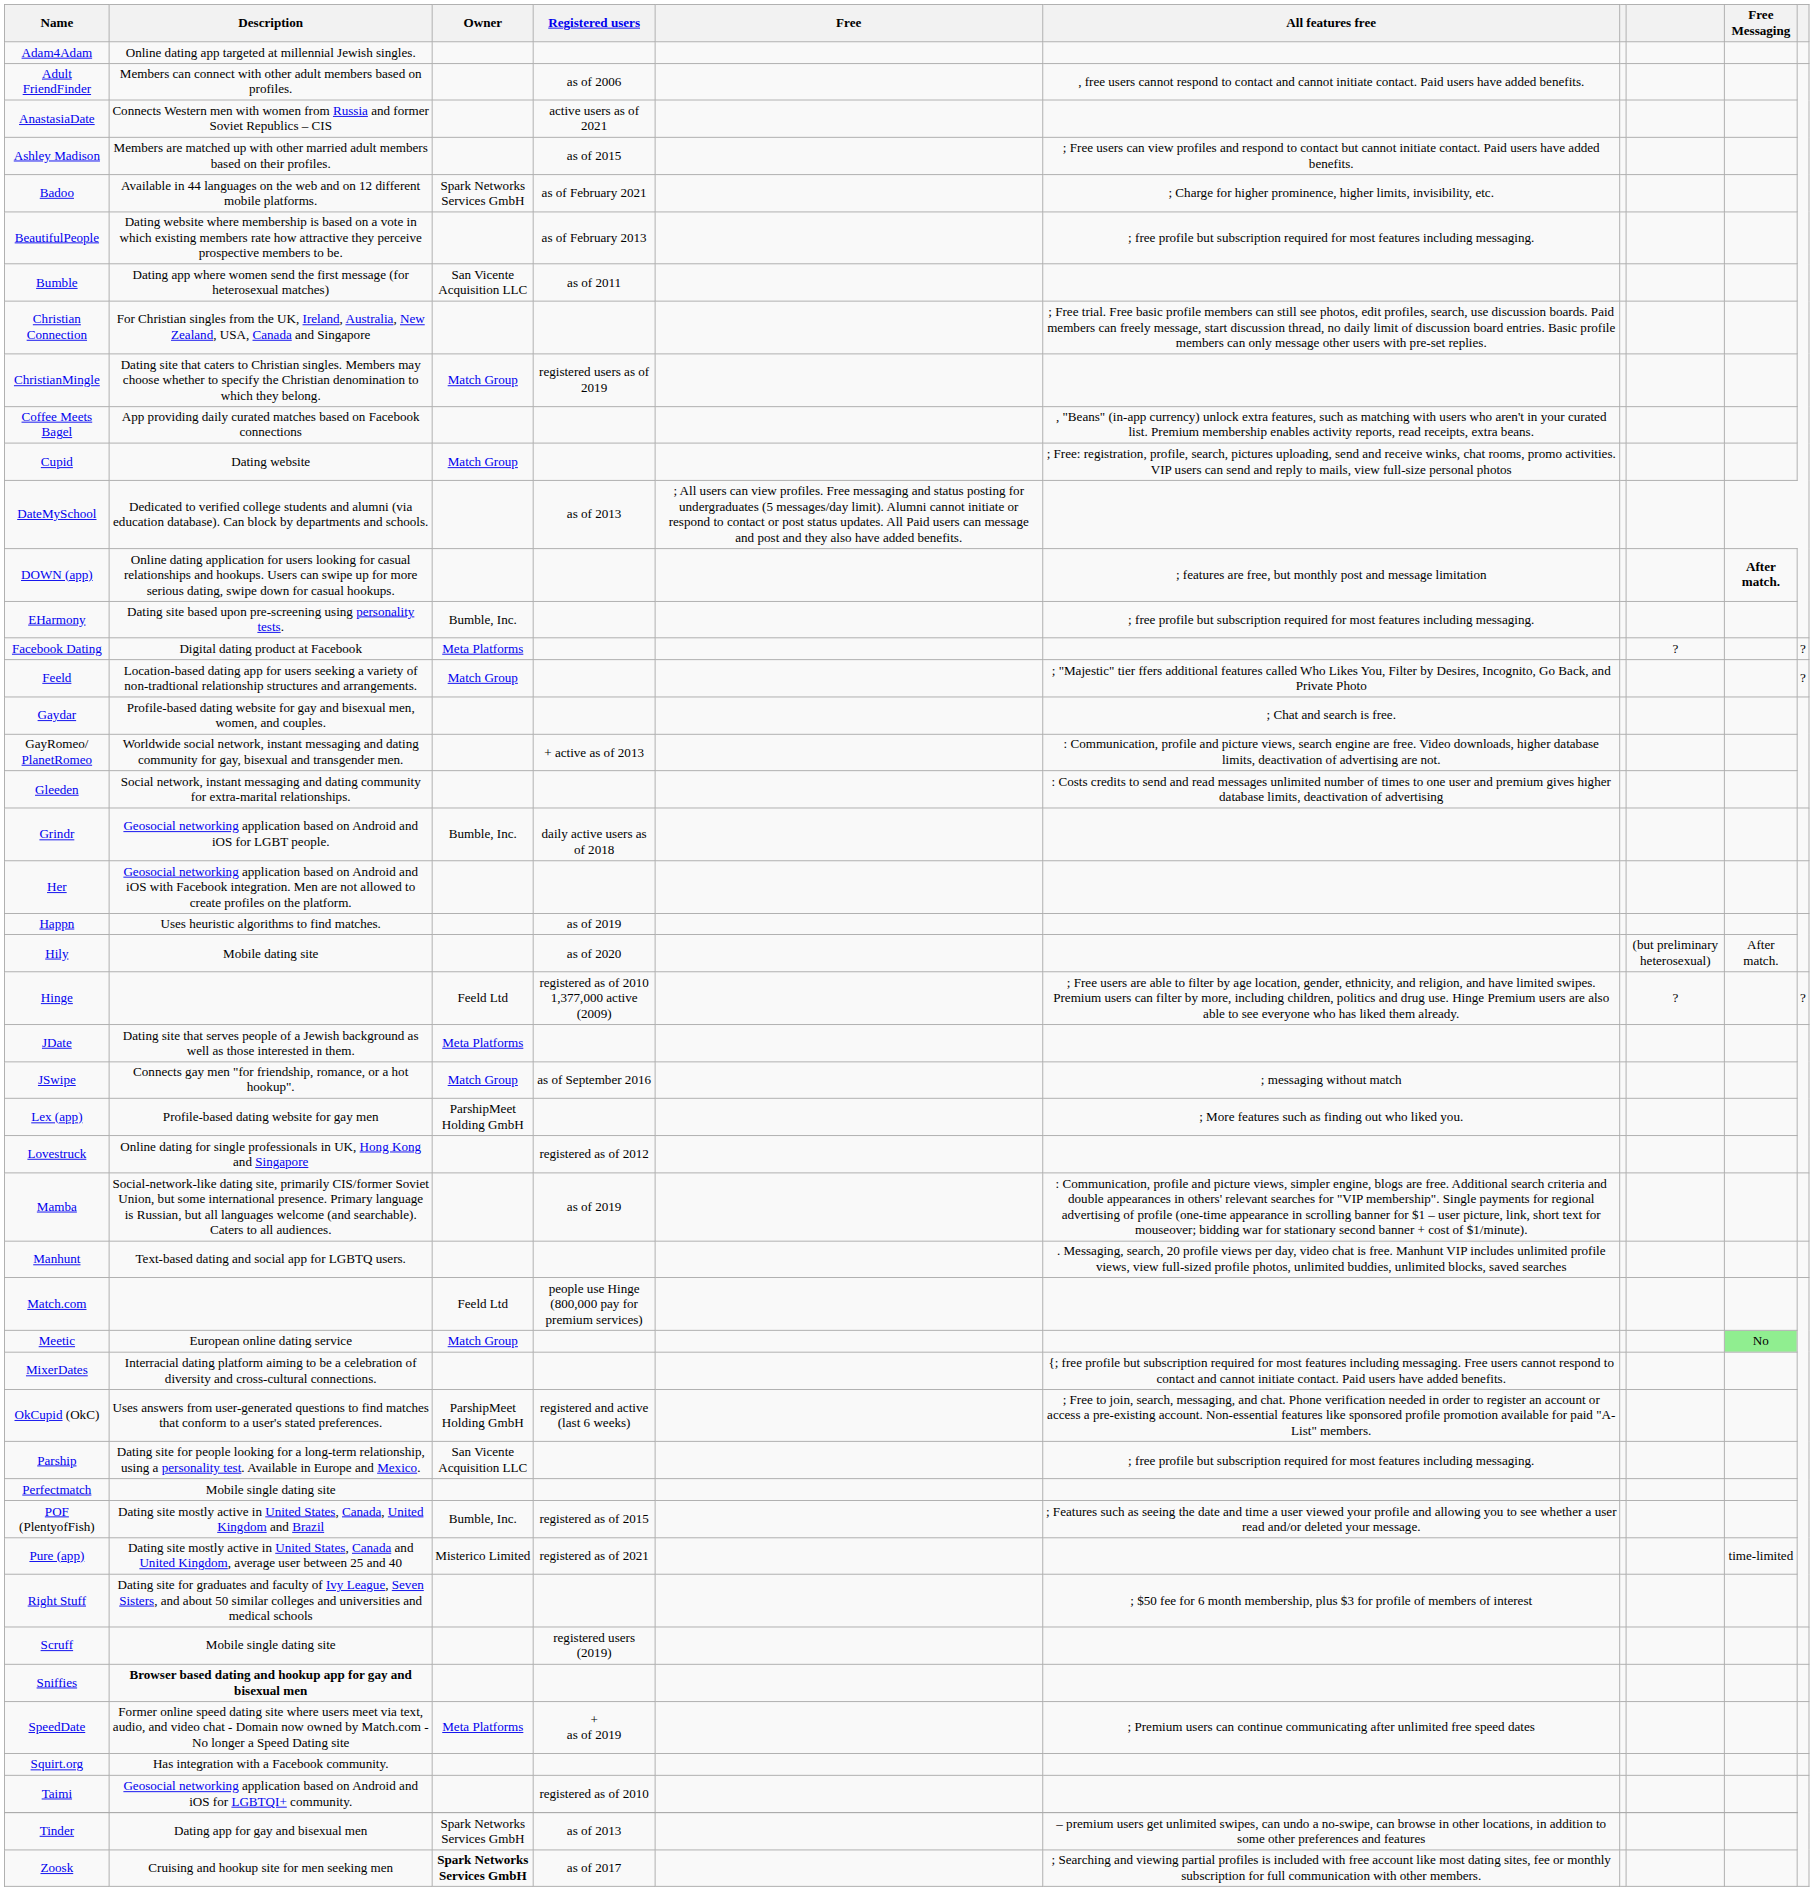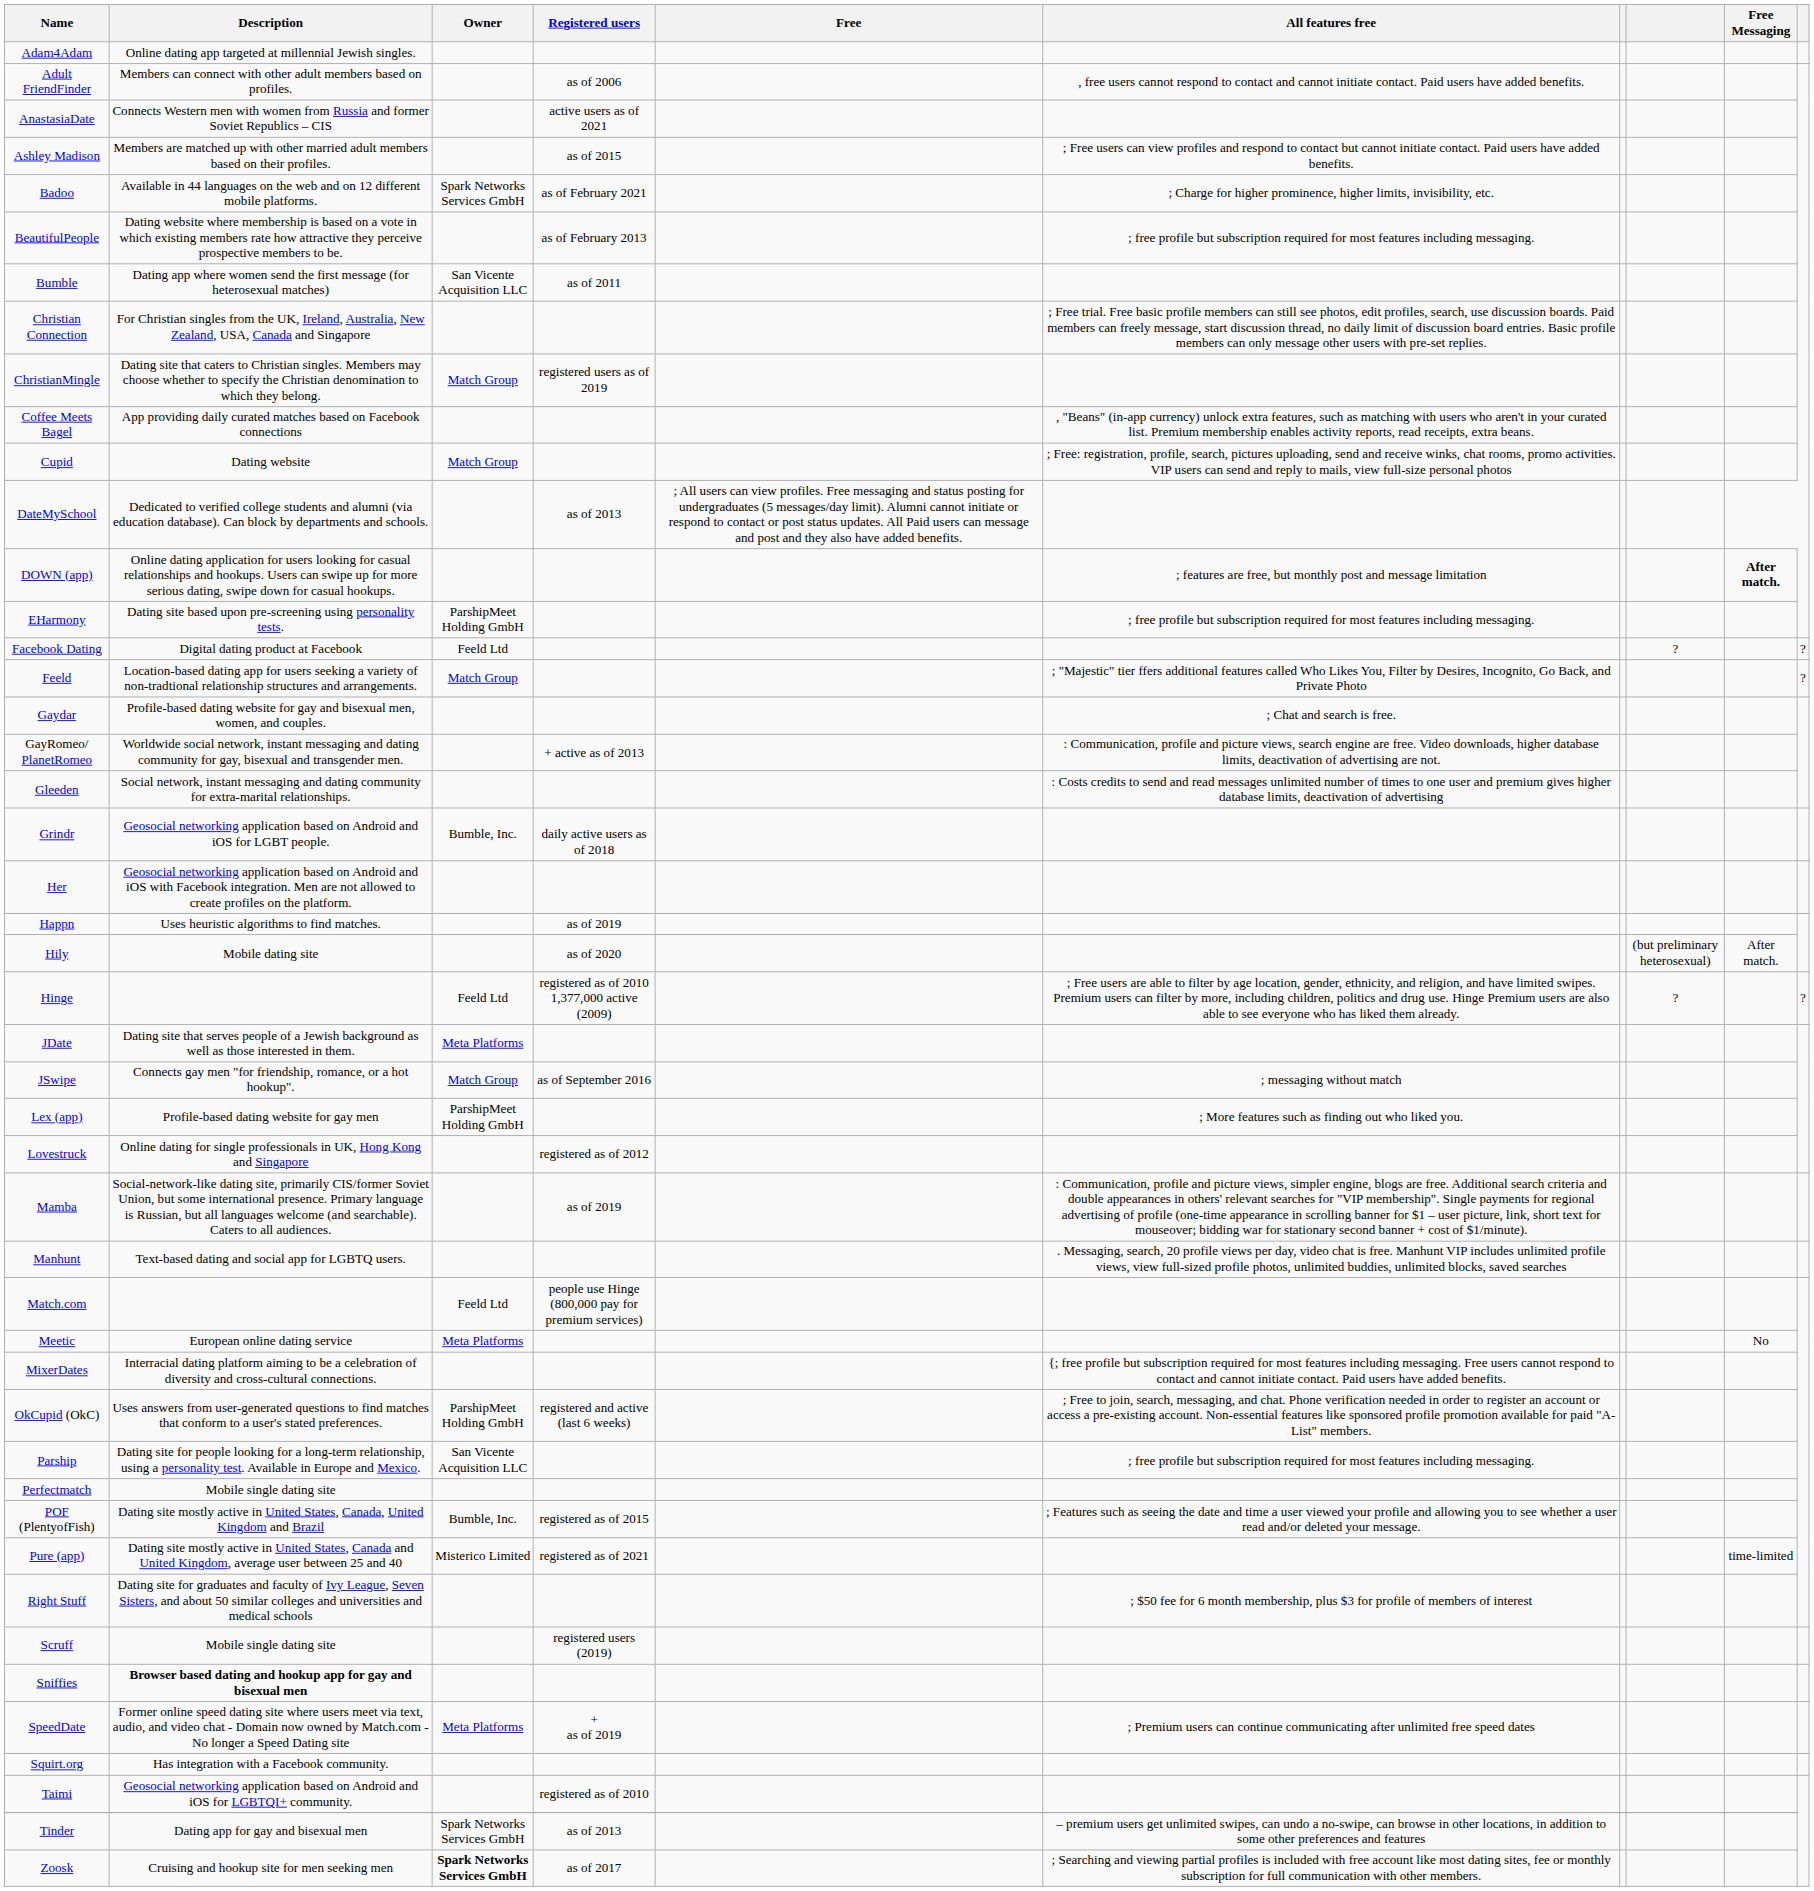(483, 619) Bumble, Inc. -> (483, 619) ParshipMeet Holding GmbH
(483, 649) Meta Platforms -> (483, 649) Feeld Ltd
(483, 1341) Match Group -> (483, 1341) Meta Platforms
(1761, 1341) lightgreen background -> (1761, 1341) no background
